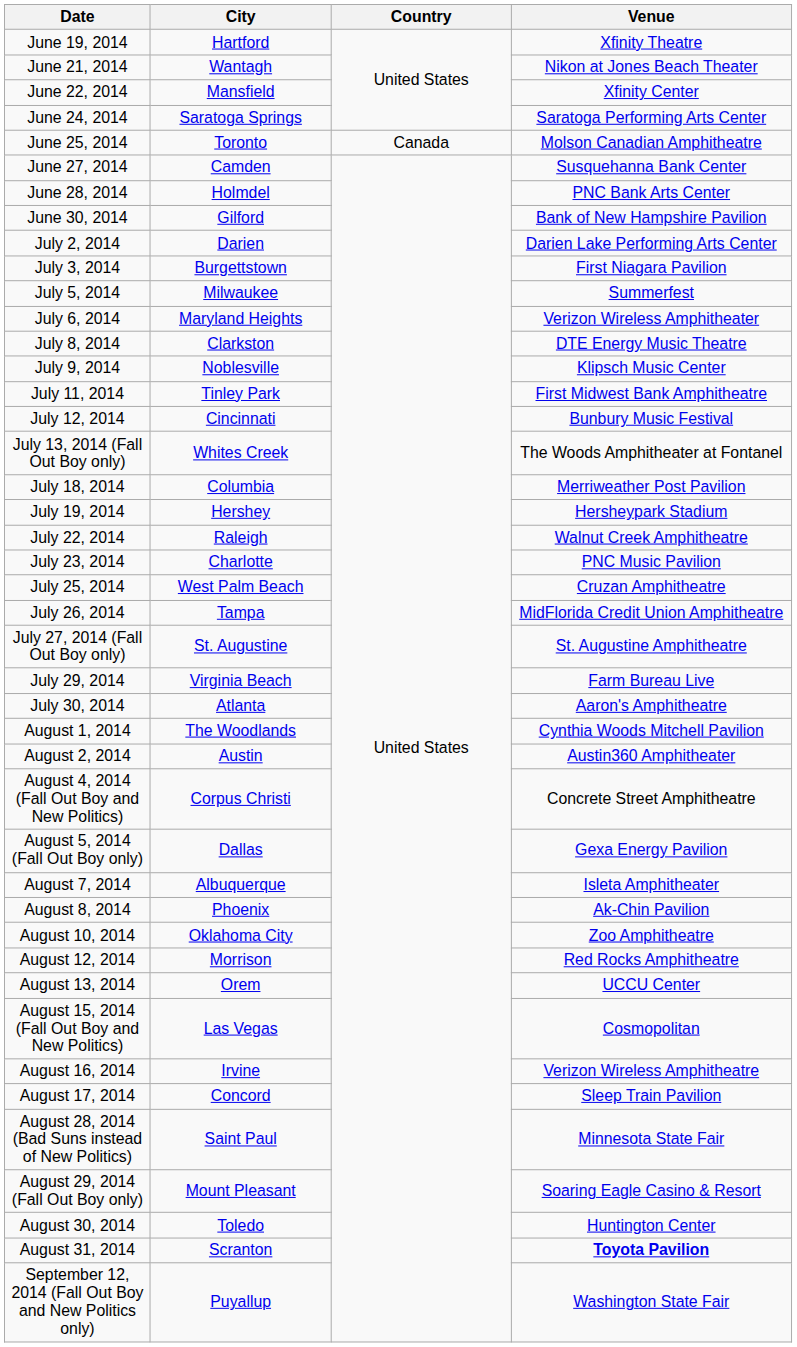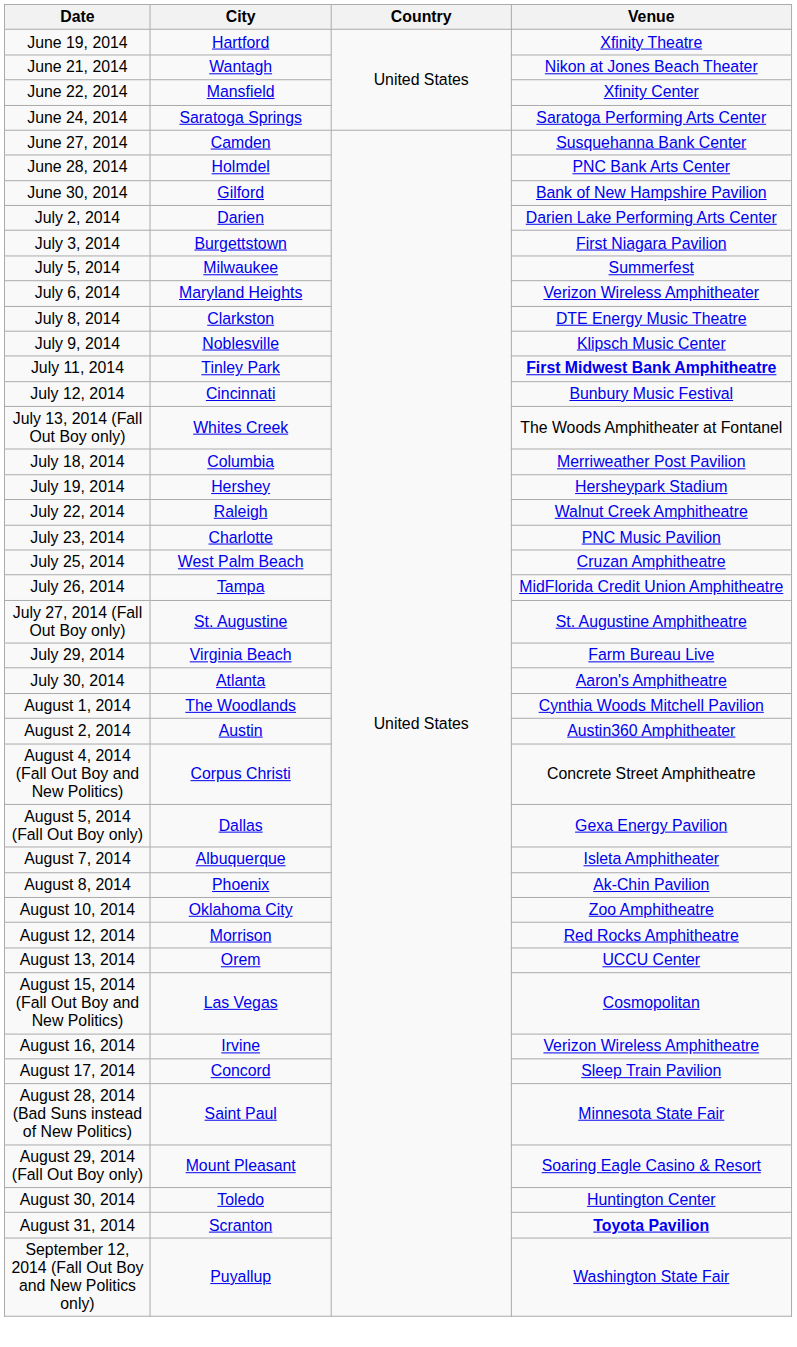- row: (77, 142)
(651, 393) normal -> (651, 368) bold
